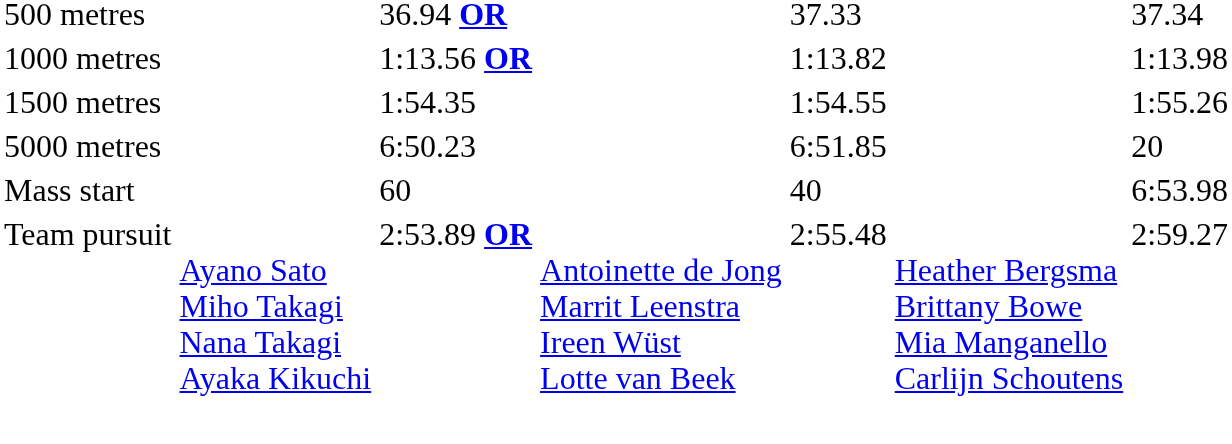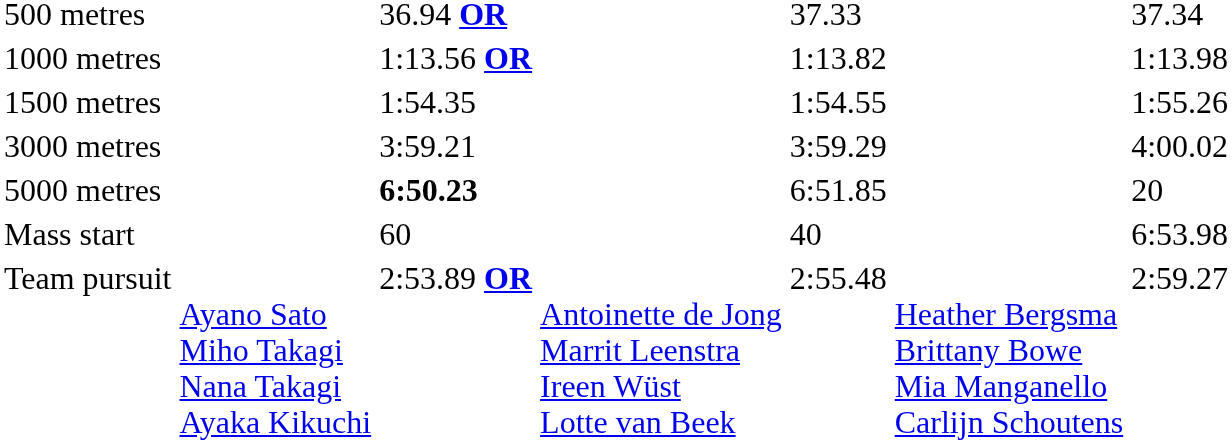+ row: (83, 146)
(428, 146) normal -> (429, 190) bold
